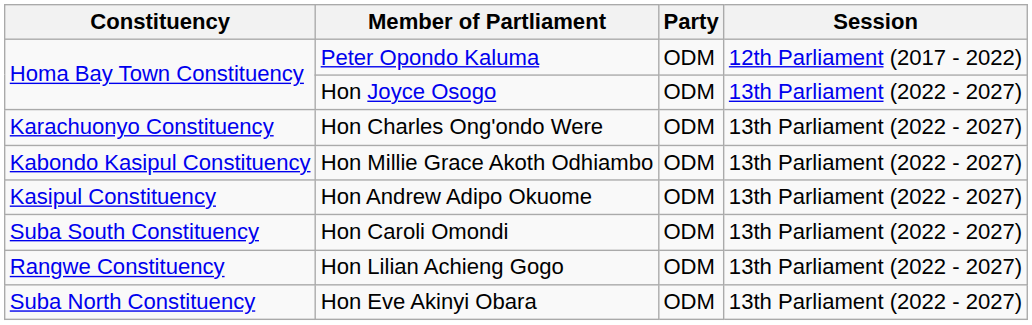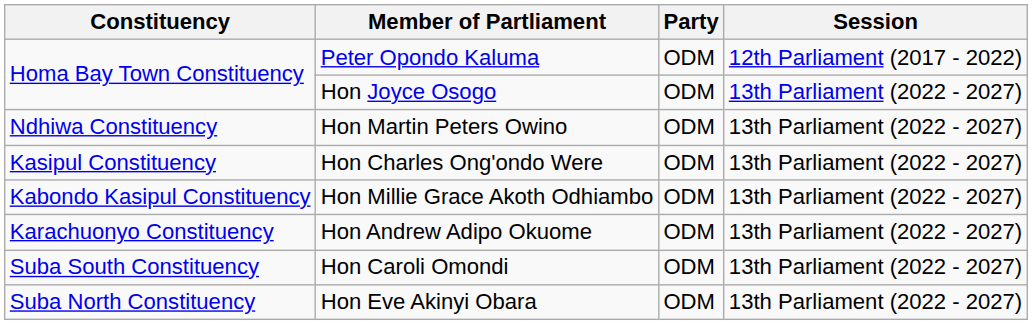+ row: (444, 127)
(142, 127) Karachuonyo Constituency -> (113, 162) Kasipul Constituency
(113, 197) Kasipul Constituency -> (142, 232) Karachuonyo Constituency
- row: (442, 267)
